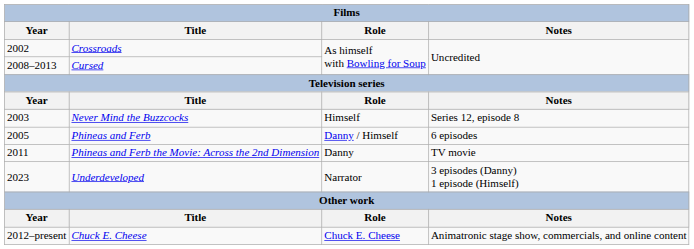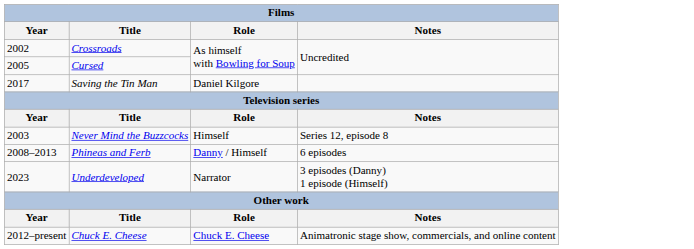(32, 65) 2008–2013 -> (18, 65) 2005
+ row: (115, 83)
(18, 135) 2005 -> (32, 153) 2008–2013
- row: (195, 153)
